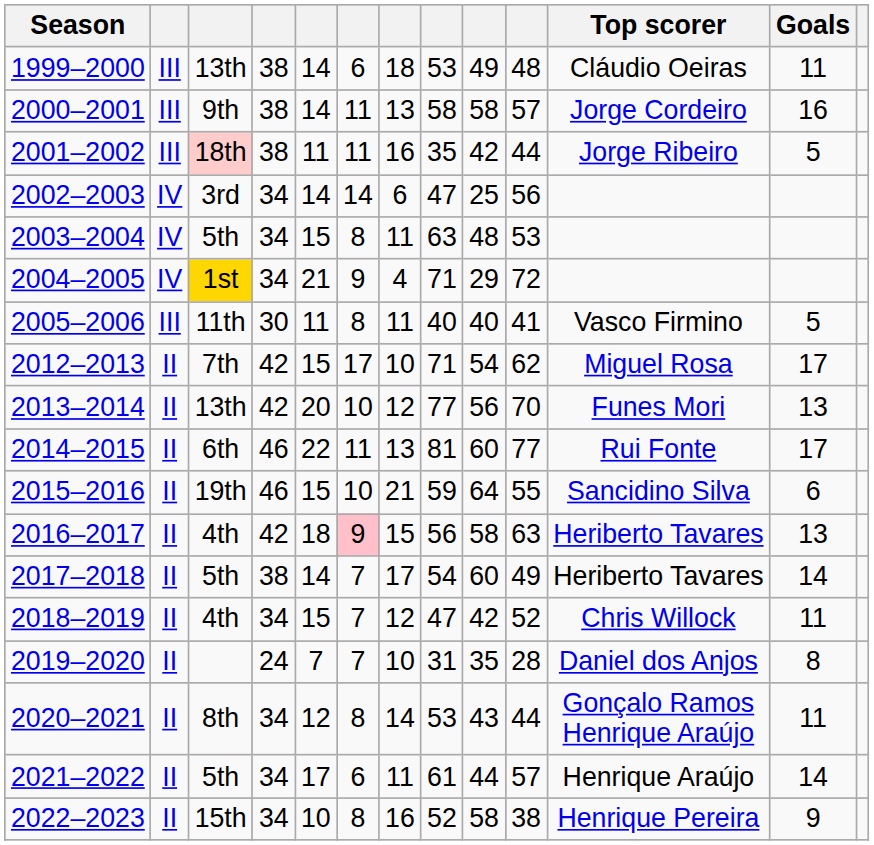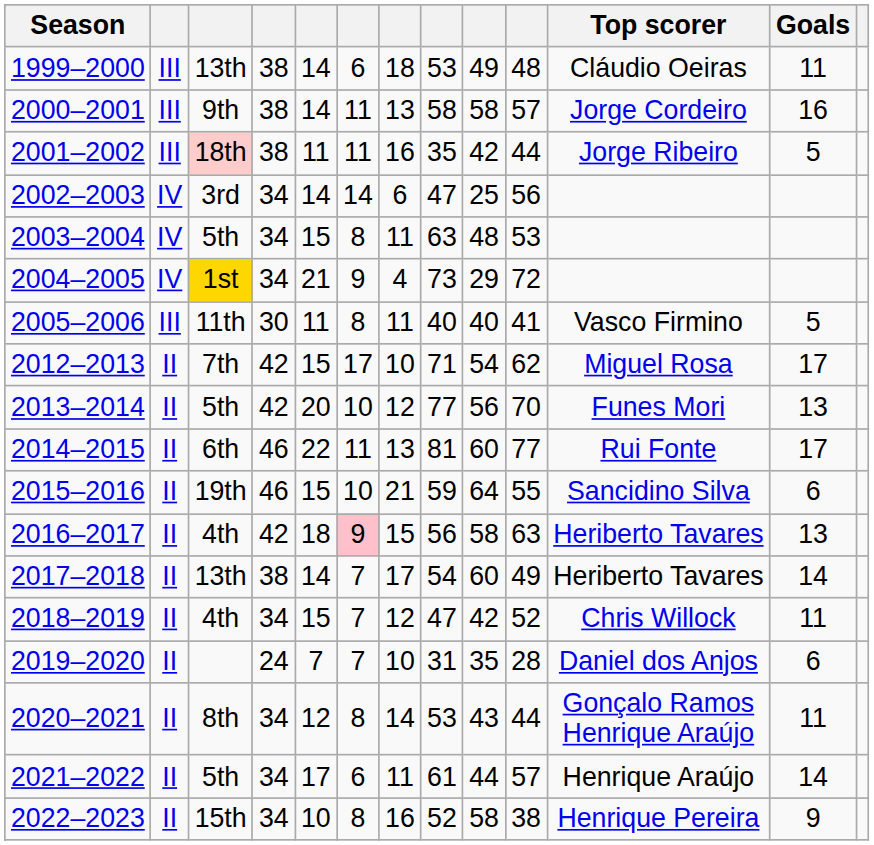(442, 279) 71 -> (442, 279) 73
(221, 407) 13th -> (221, 407) 5th
(221, 576) 5th -> (221, 576) 13th
(813, 661) 8 -> (813, 661) 6
